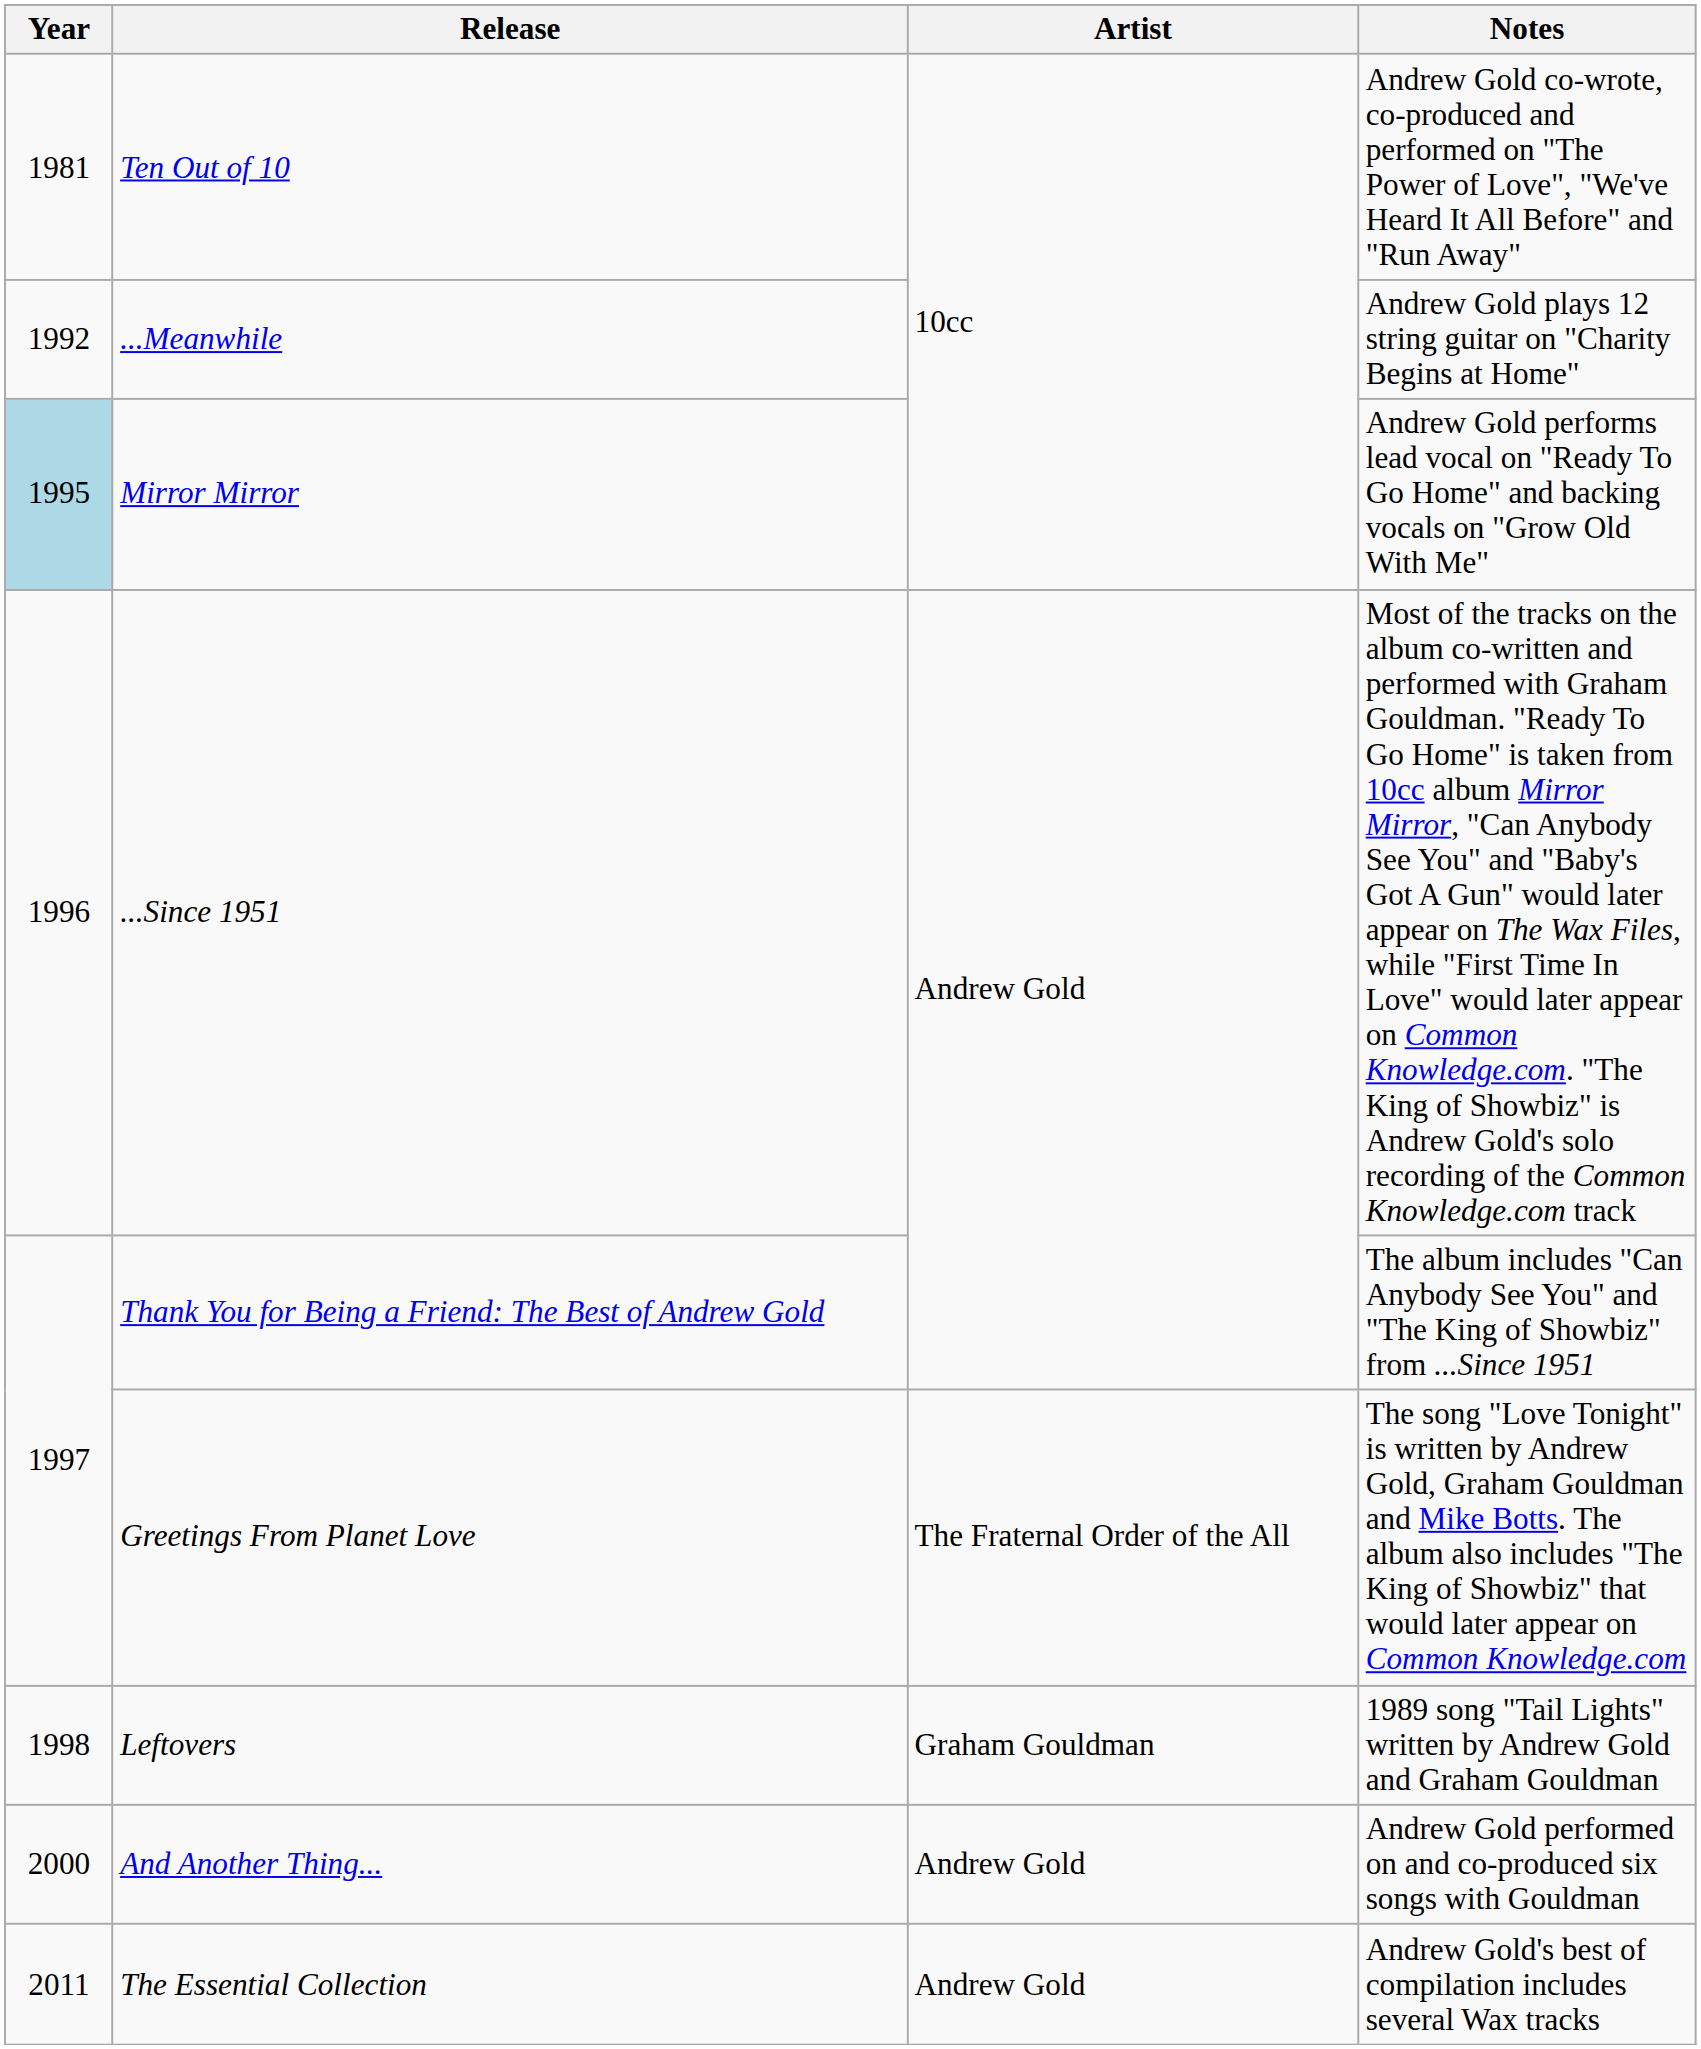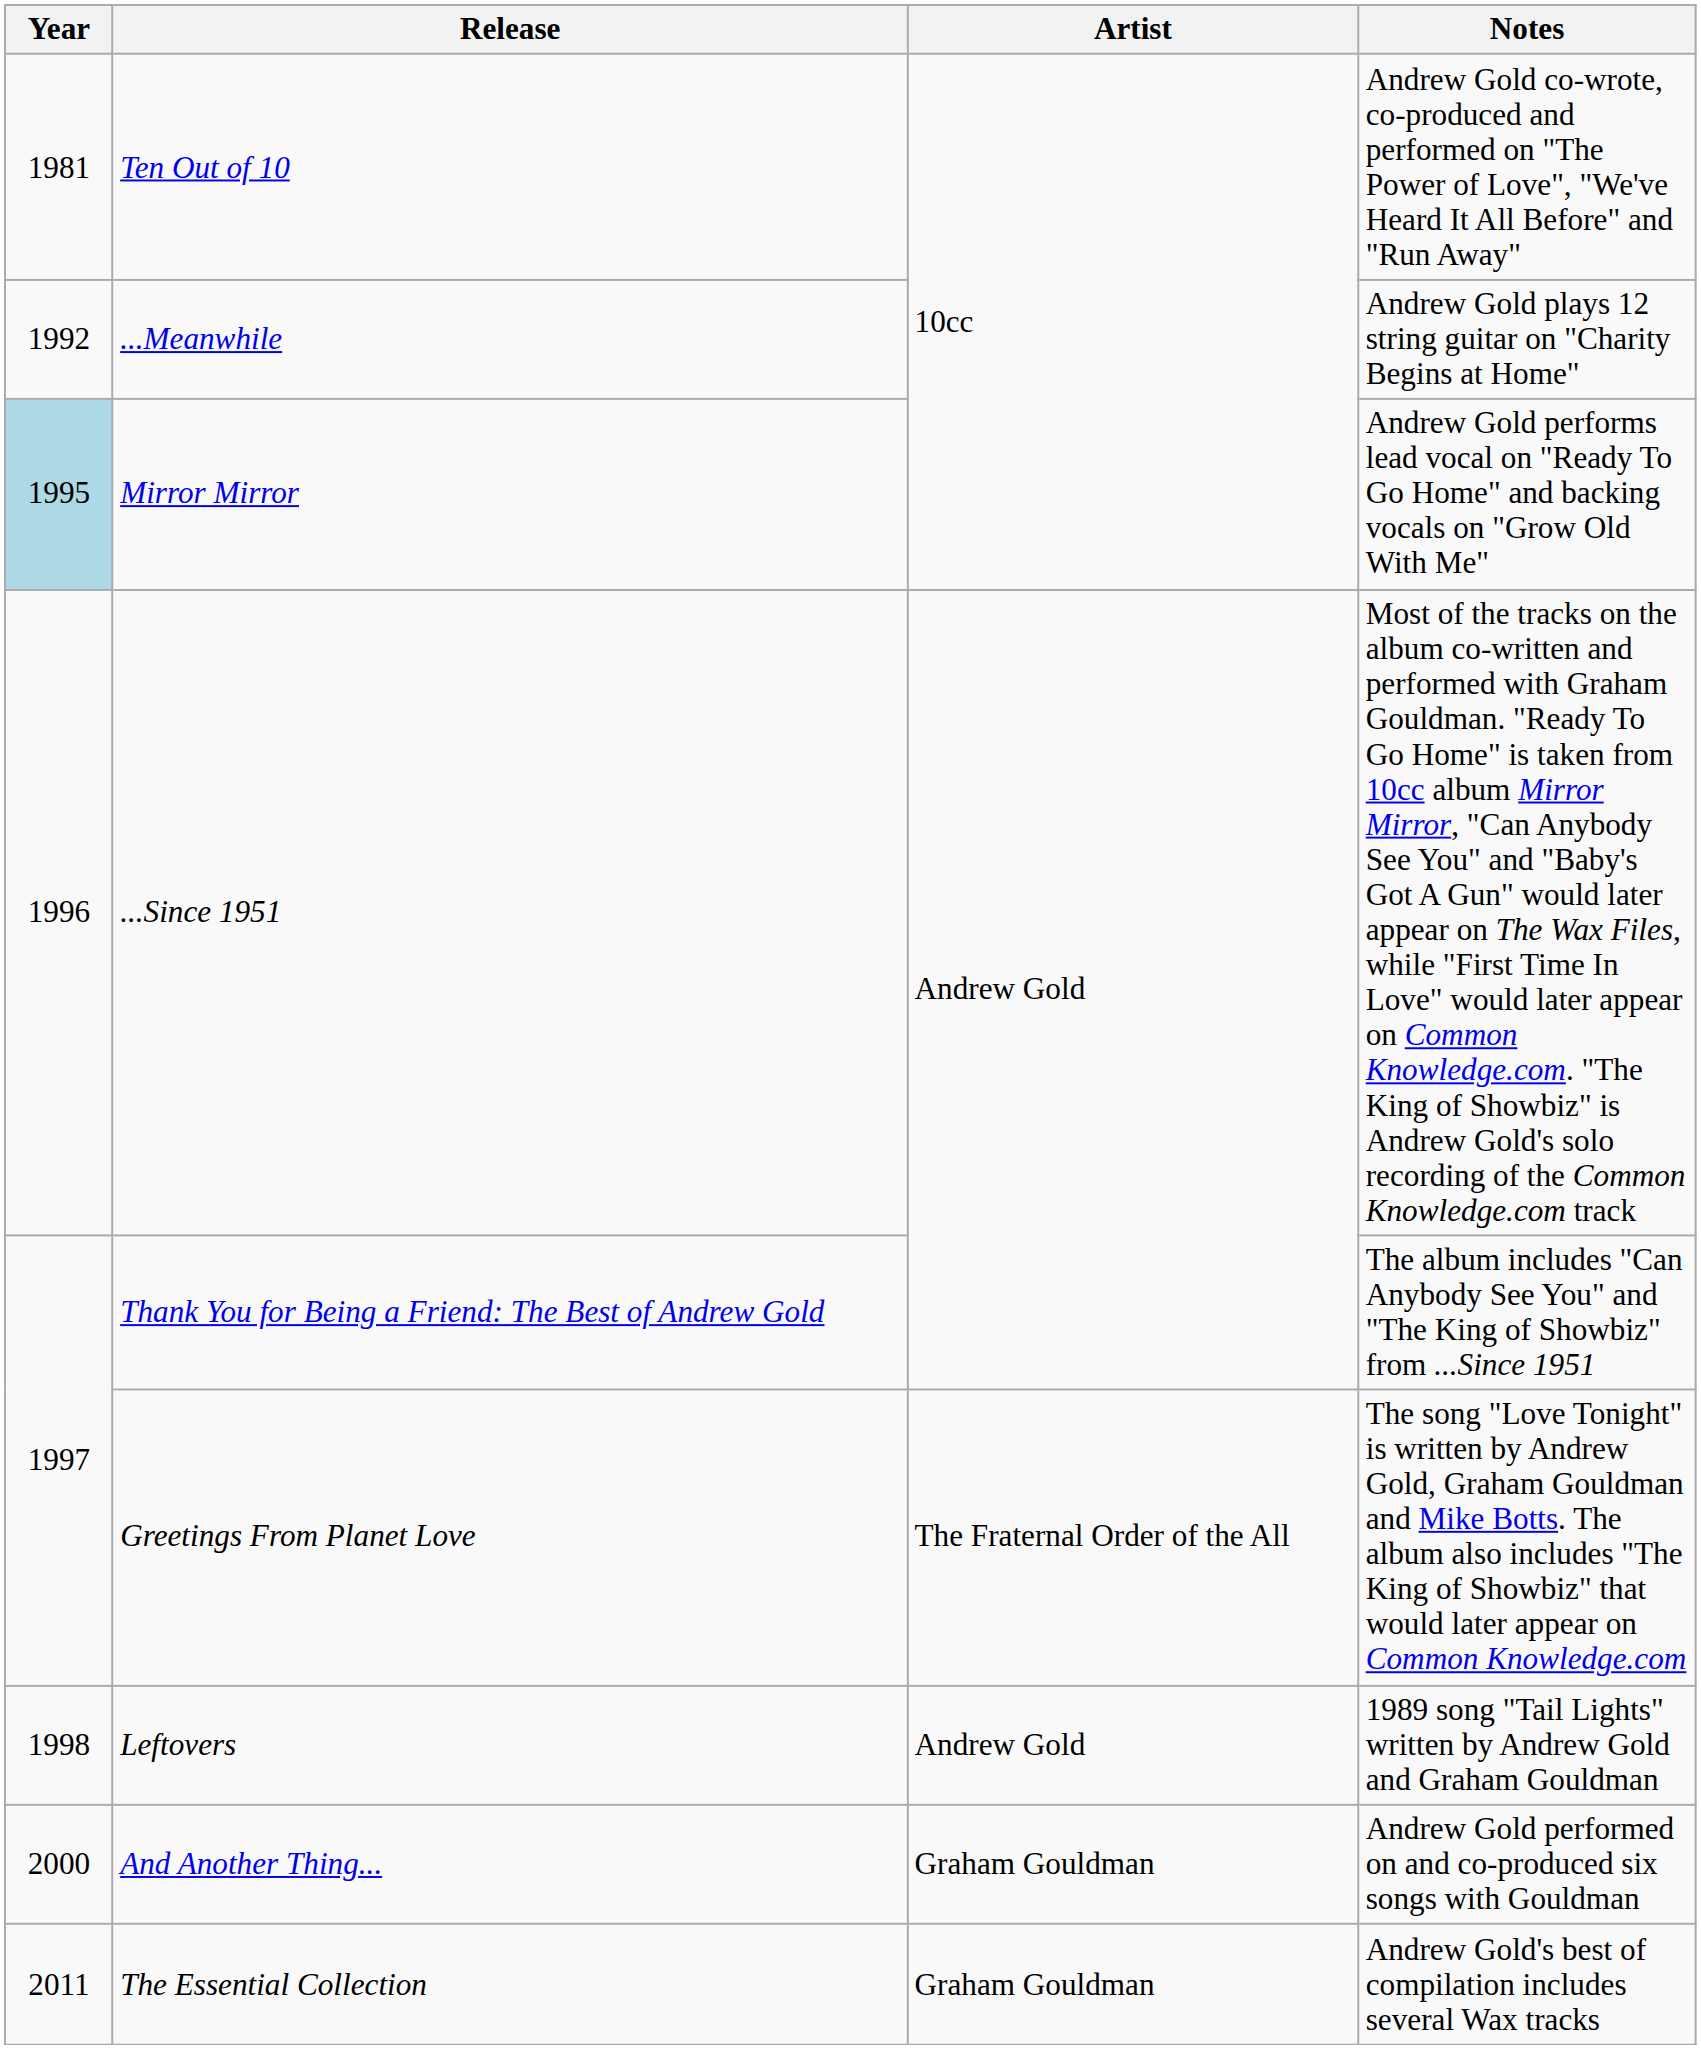(1035, 1744) Graham Gouldman -> (1000, 1744) Andrew Gold
(1000, 1864) Andrew Gold -> (1035, 1864) Graham Gouldman
(1000, 1983) Andrew Gold -> (1035, 1983) Graham Gouldman
